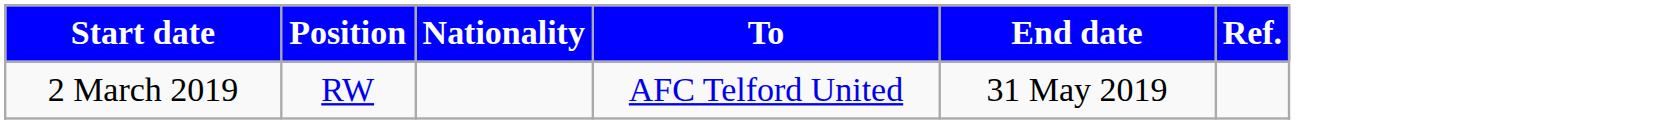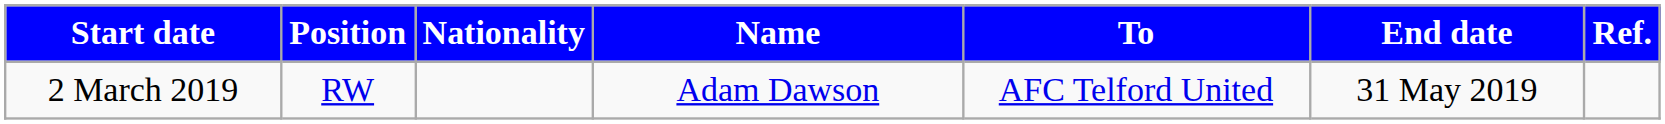+ column: (778, 32)
